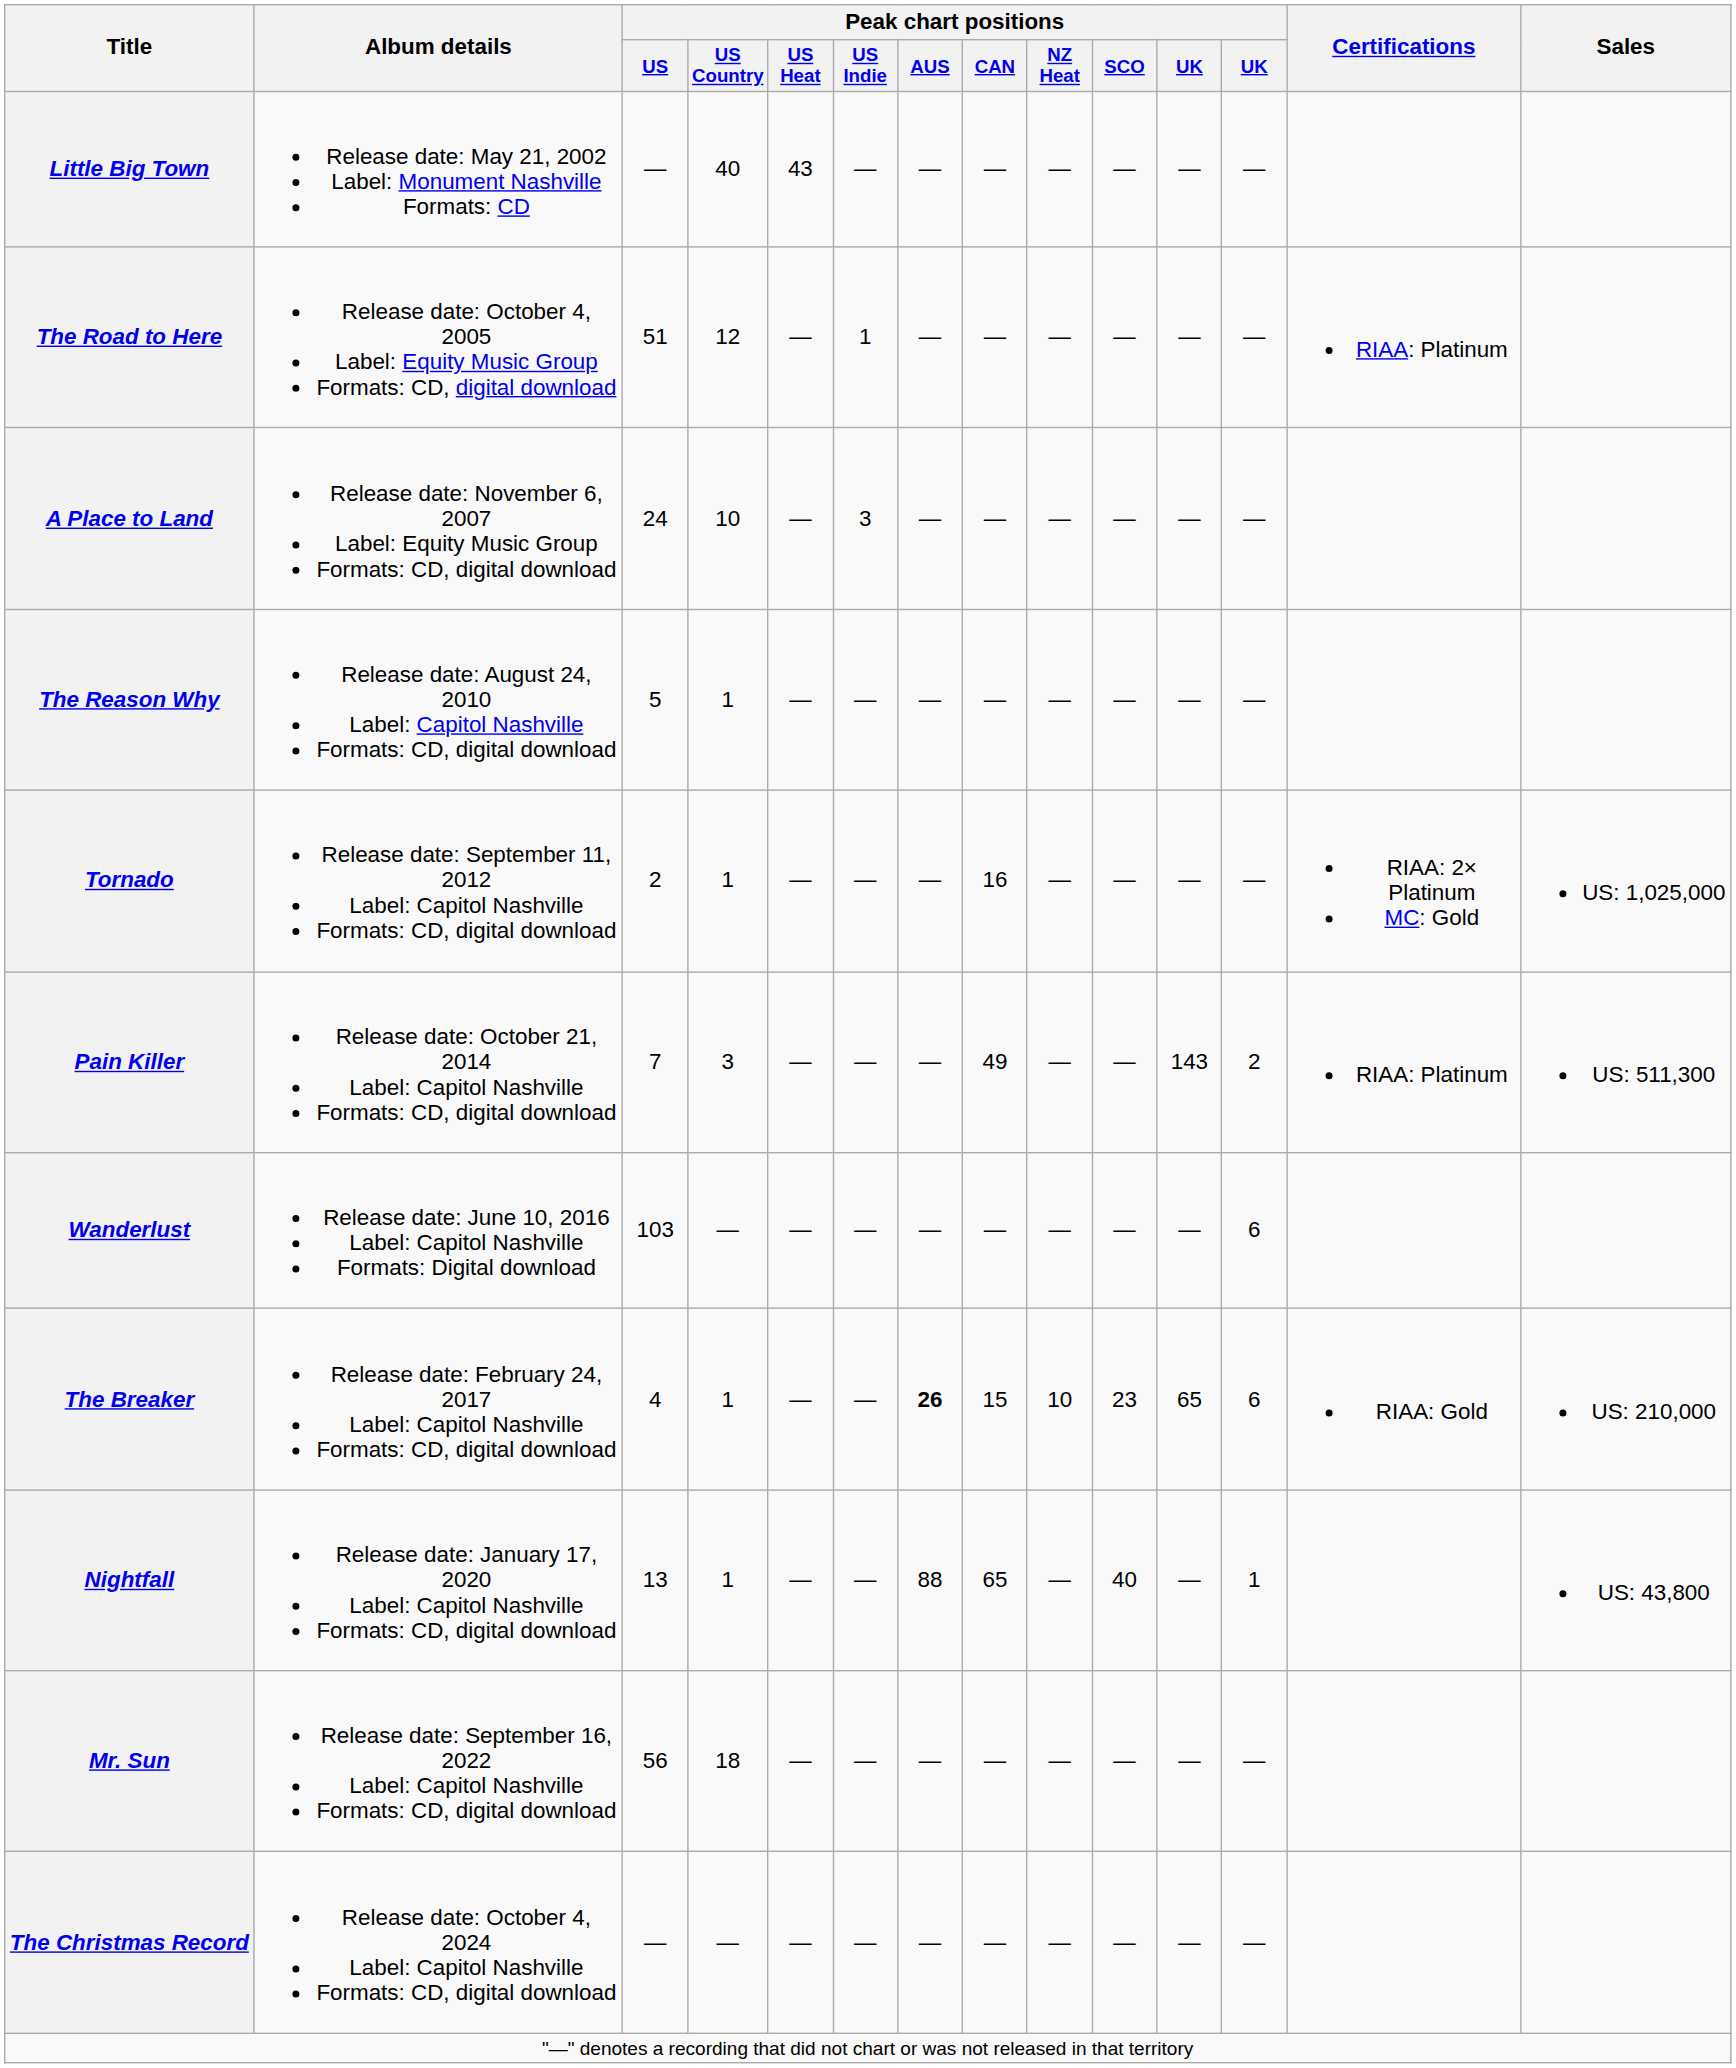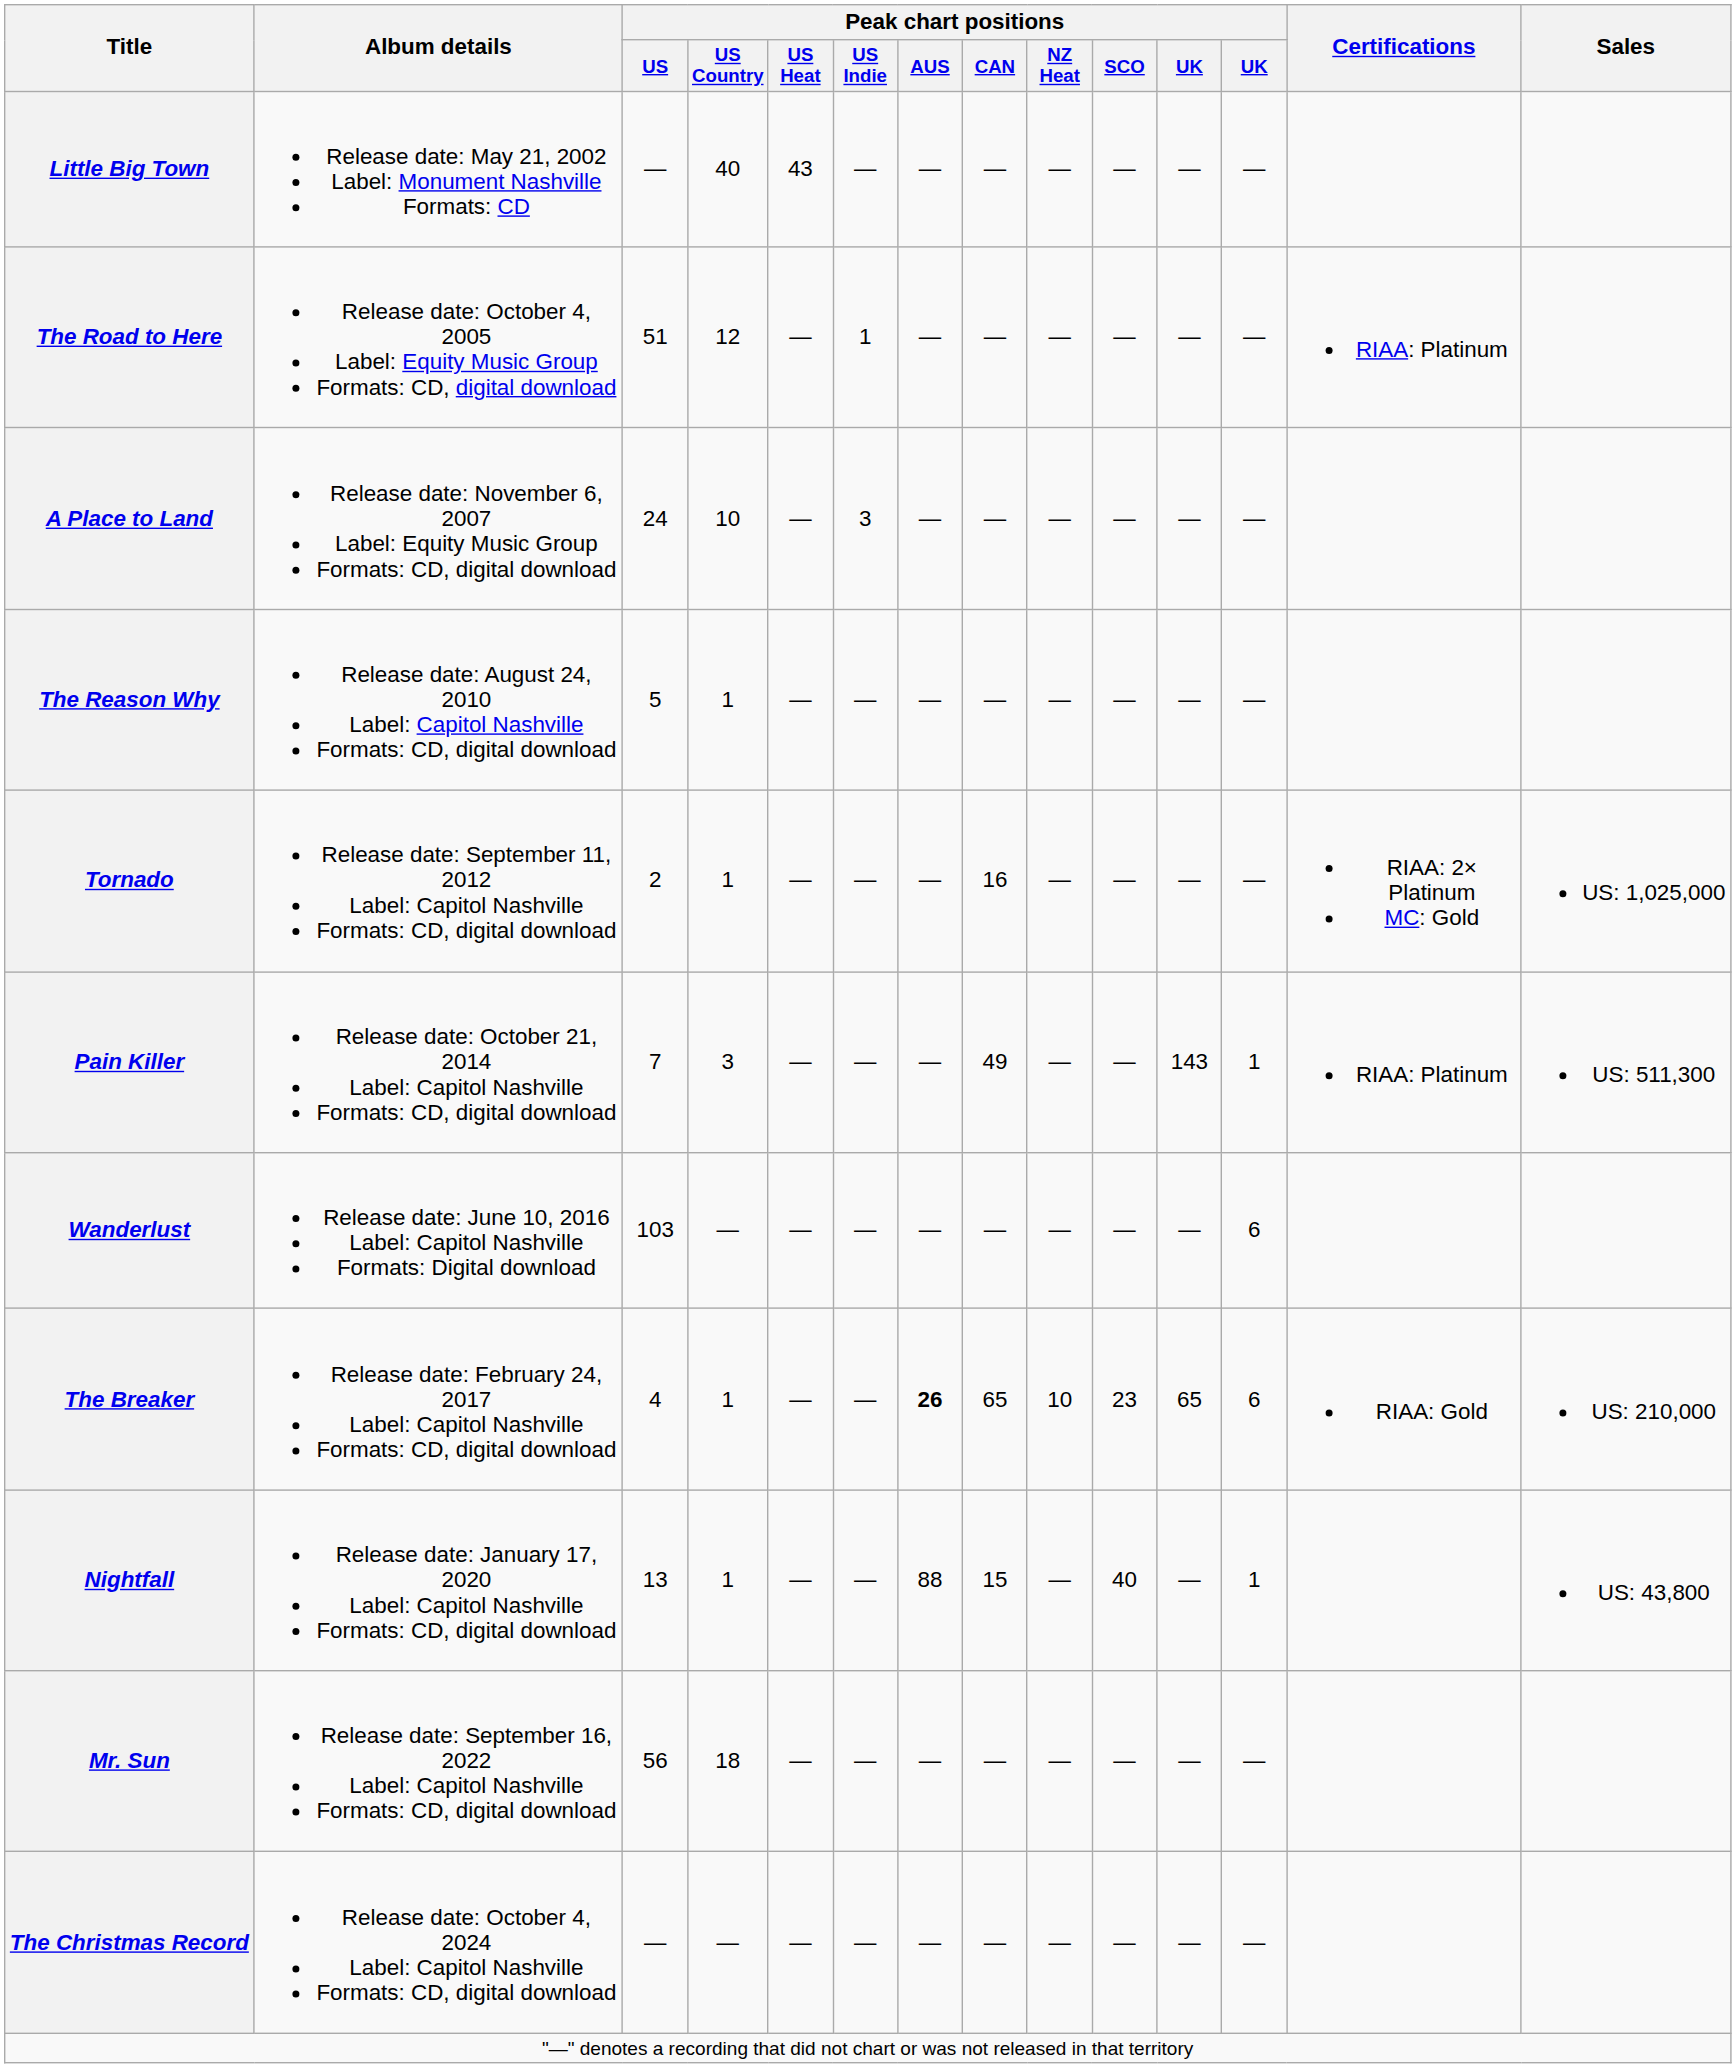(1254, 1061) 2 -> (1254, 1061) 1
(995, 1398) 15 -> (995, 1398) 65
(995, 1580) 65 -> (995, 1580) 15
